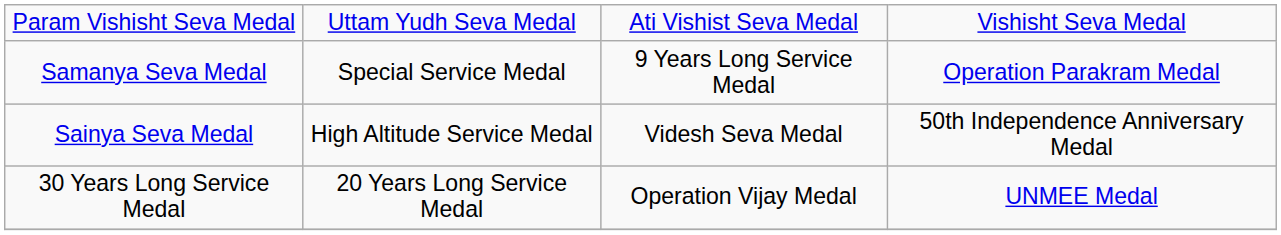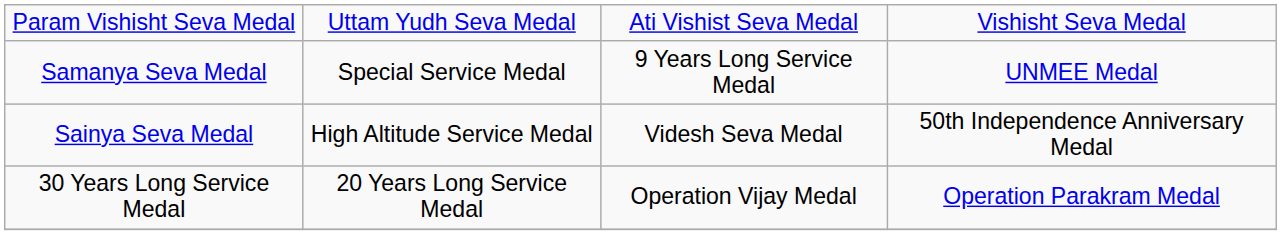(1082, 72) Operation Parakram Medal -> (1082, 72) UNMEE Medal
(1082, 197) UNMEE Medal -> (1082, 197) Operation Parakram Medal
